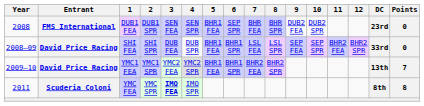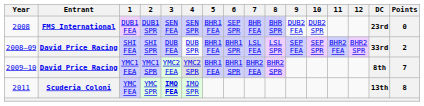(405, 47) 0 -> (405, 47) 2
(380, 67) 13th -> (380, 67) 8th
(380, 88) 8th -> (380, 88) 13th
